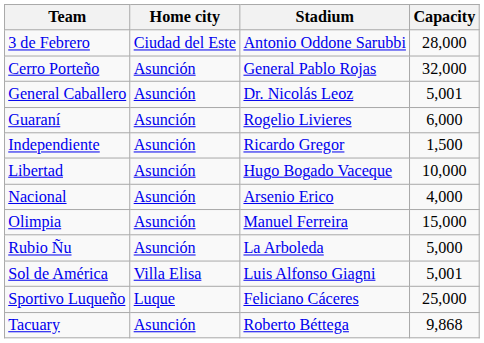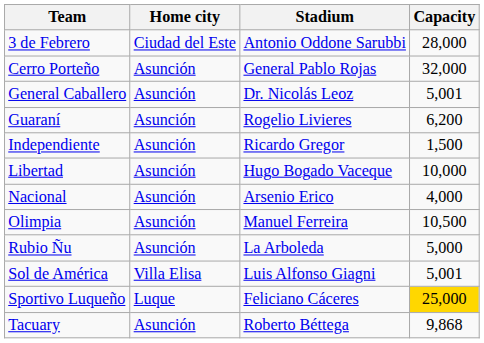(444, 119) 6,000 -> (444, 119) 6,200
(444, 222) 15,000 -> (444, 222) 10,500
(444, 299) no background -> (444, 299) gold background
